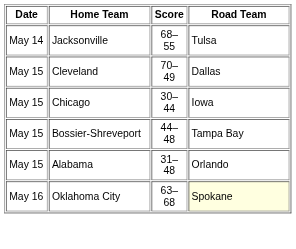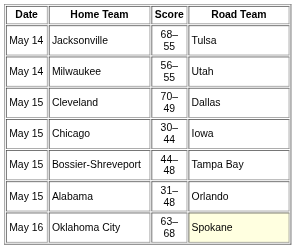+ row: (76, 71)
